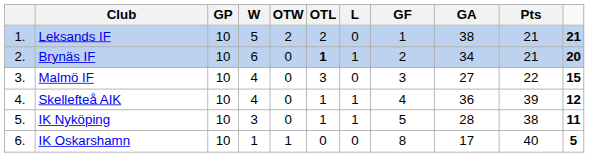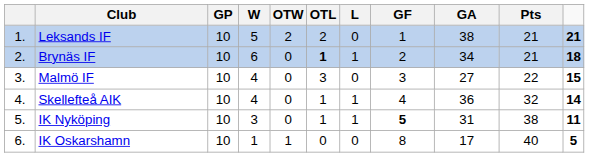(574, 57) 20 -> (574, 57) 18
(531, 99) 39 -> (531, 99) 32
(574, 99) 12 -> (574, 99) 14
(403, 120) normal -> (403, 120) bold
(467, 120) 28 -> (467, 120) 31
